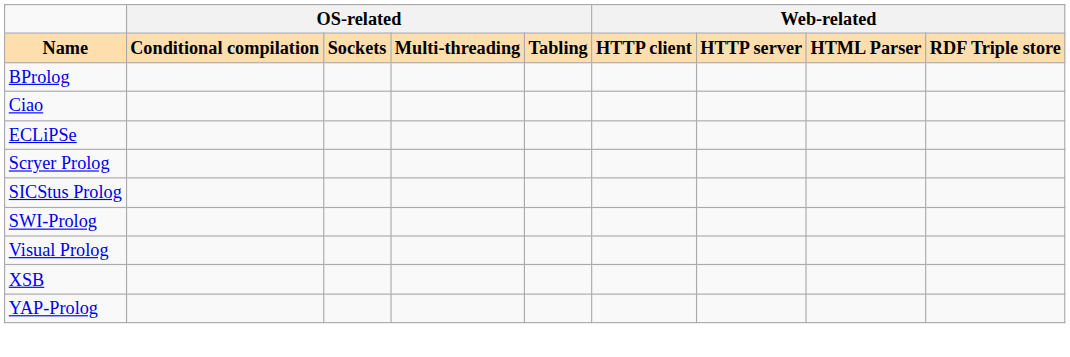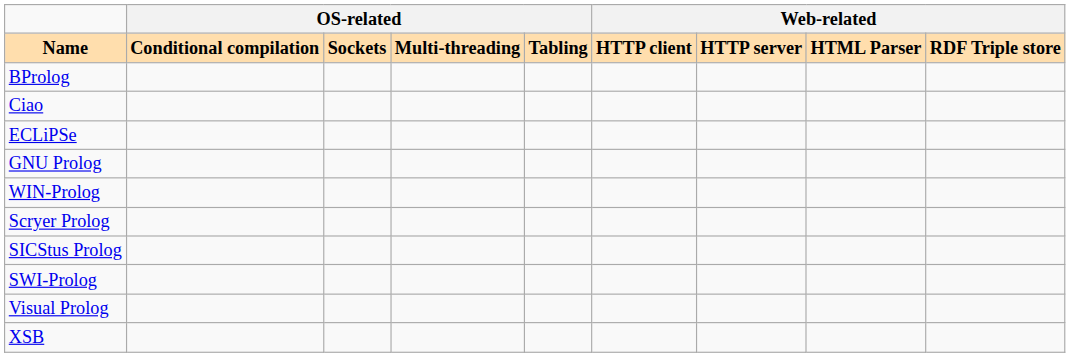+ row: (55, 163)
+ row: (54, 192)
- row: (53, 308)
